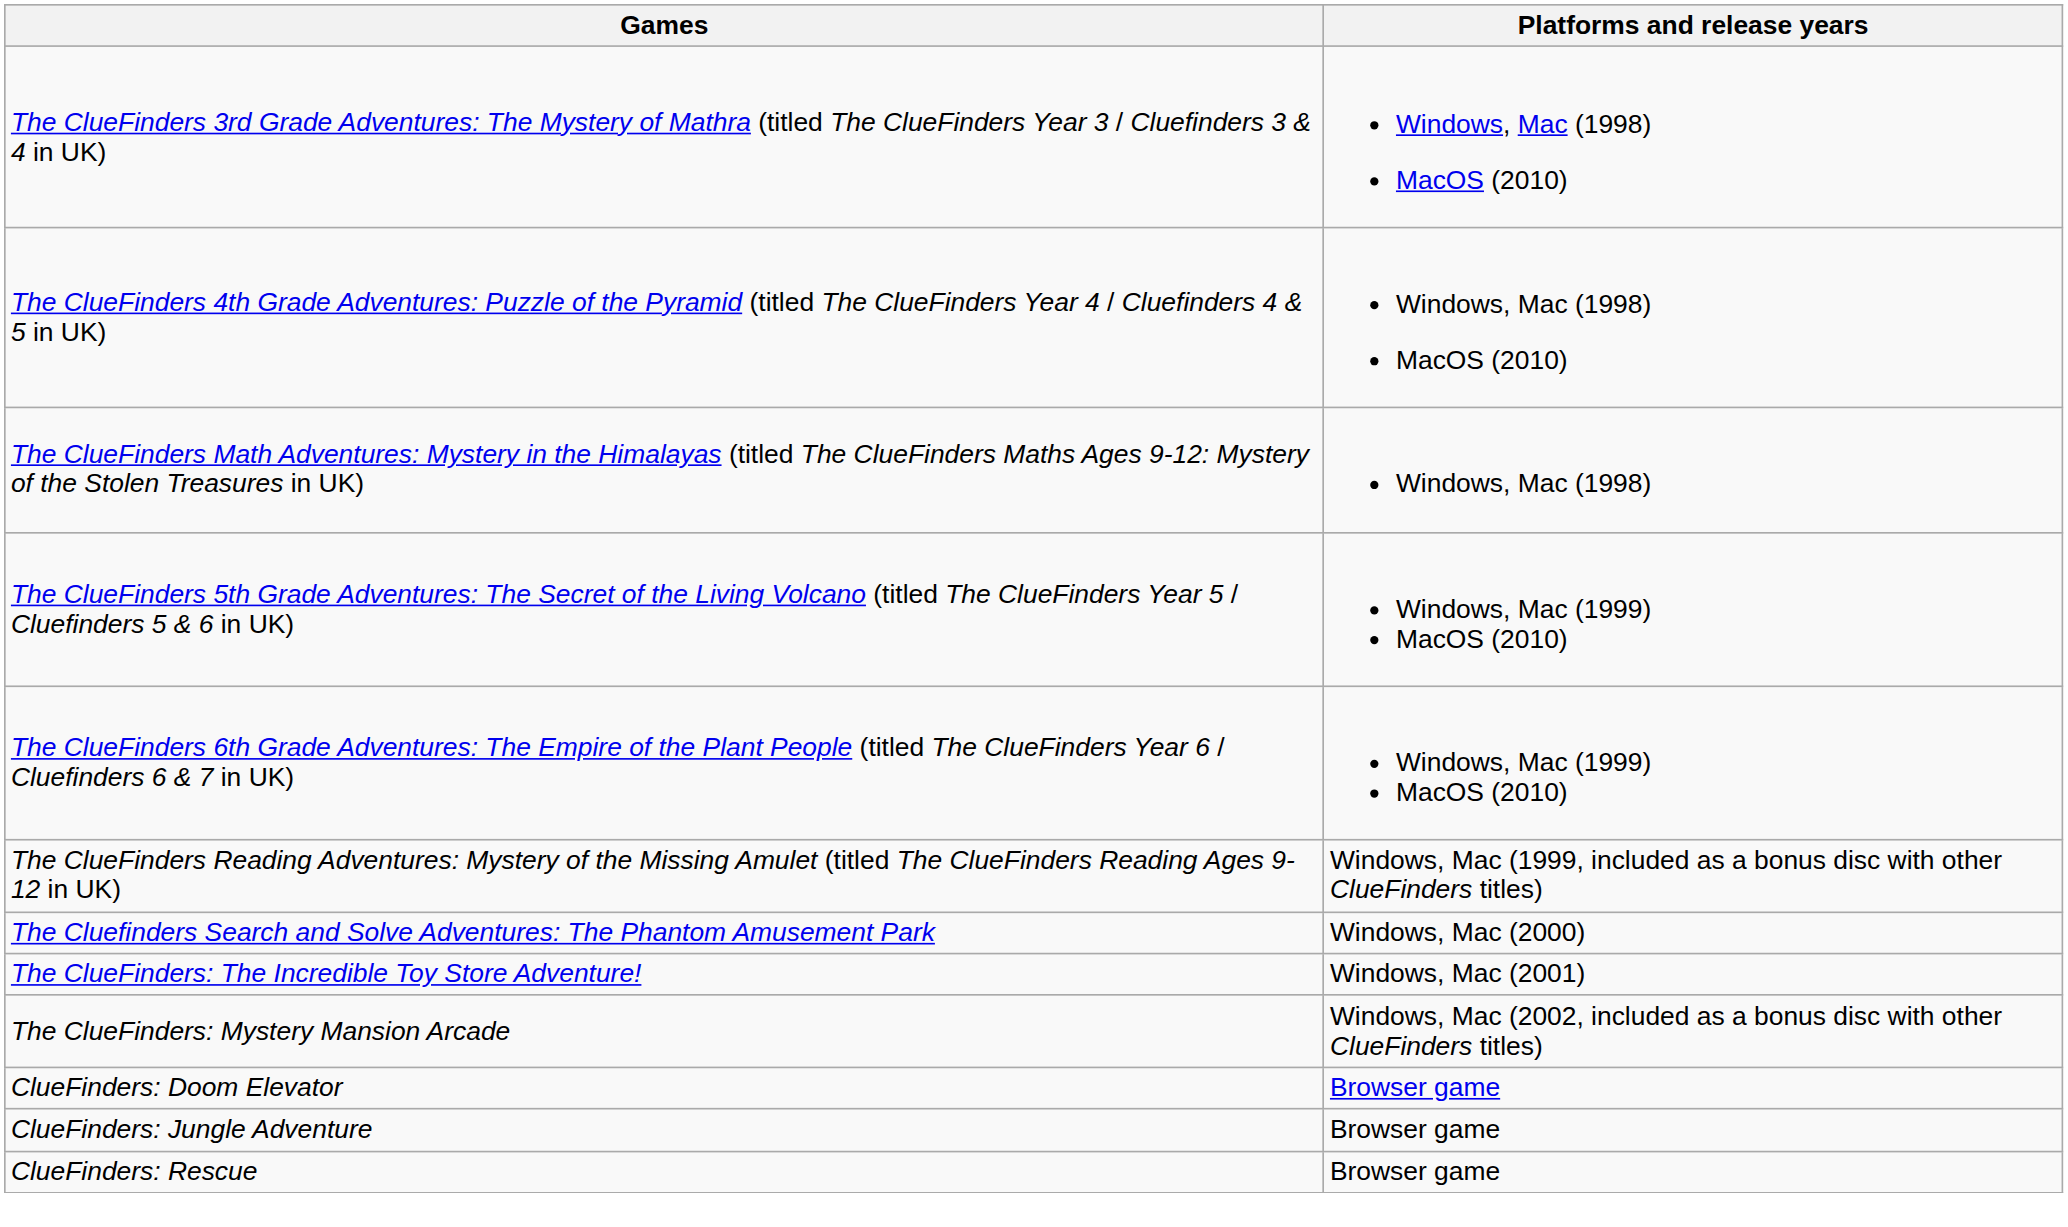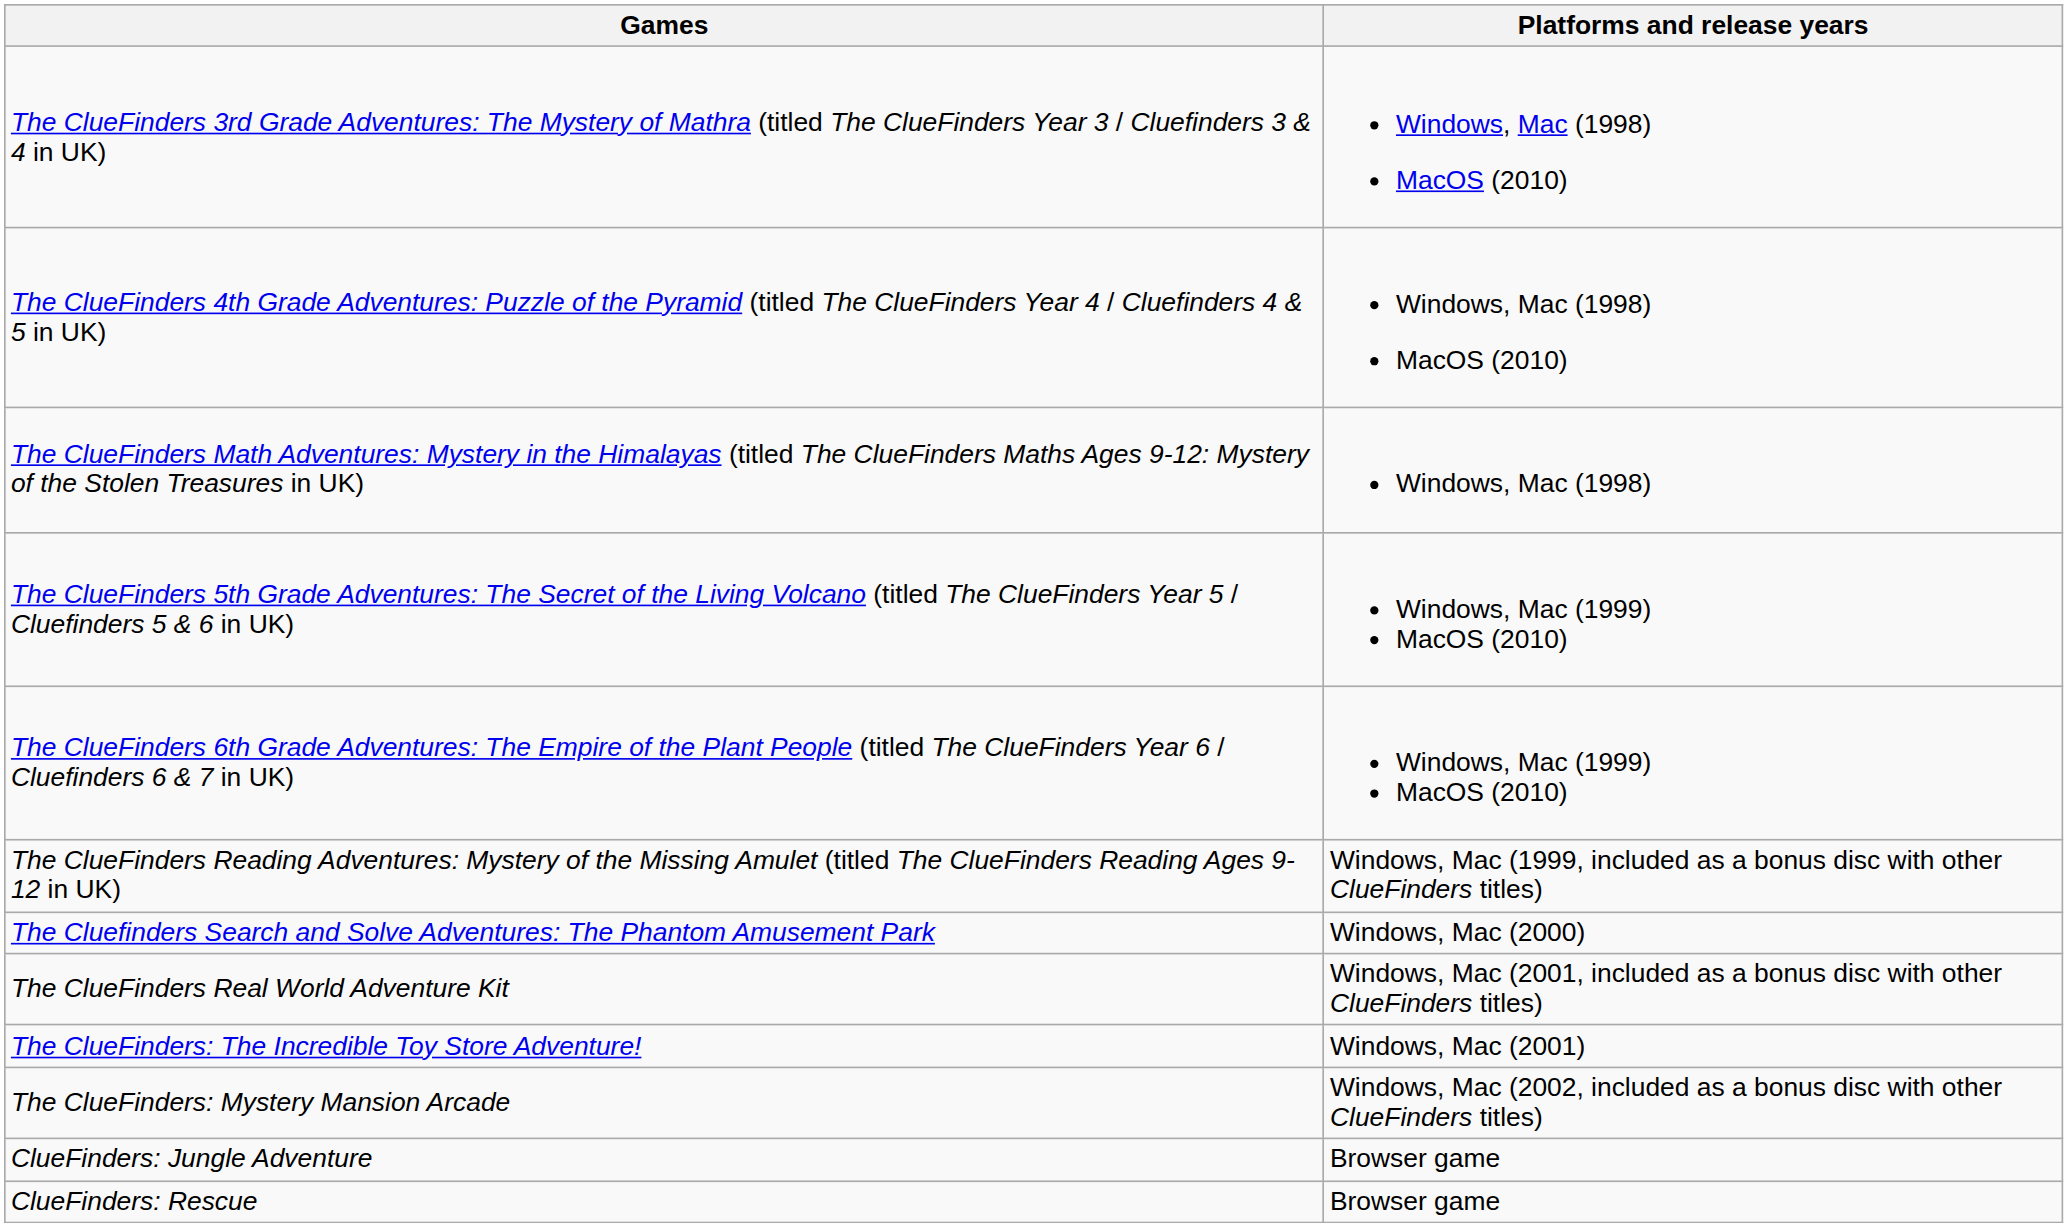+ row: (260, 989)
- row: (177, 1087)
